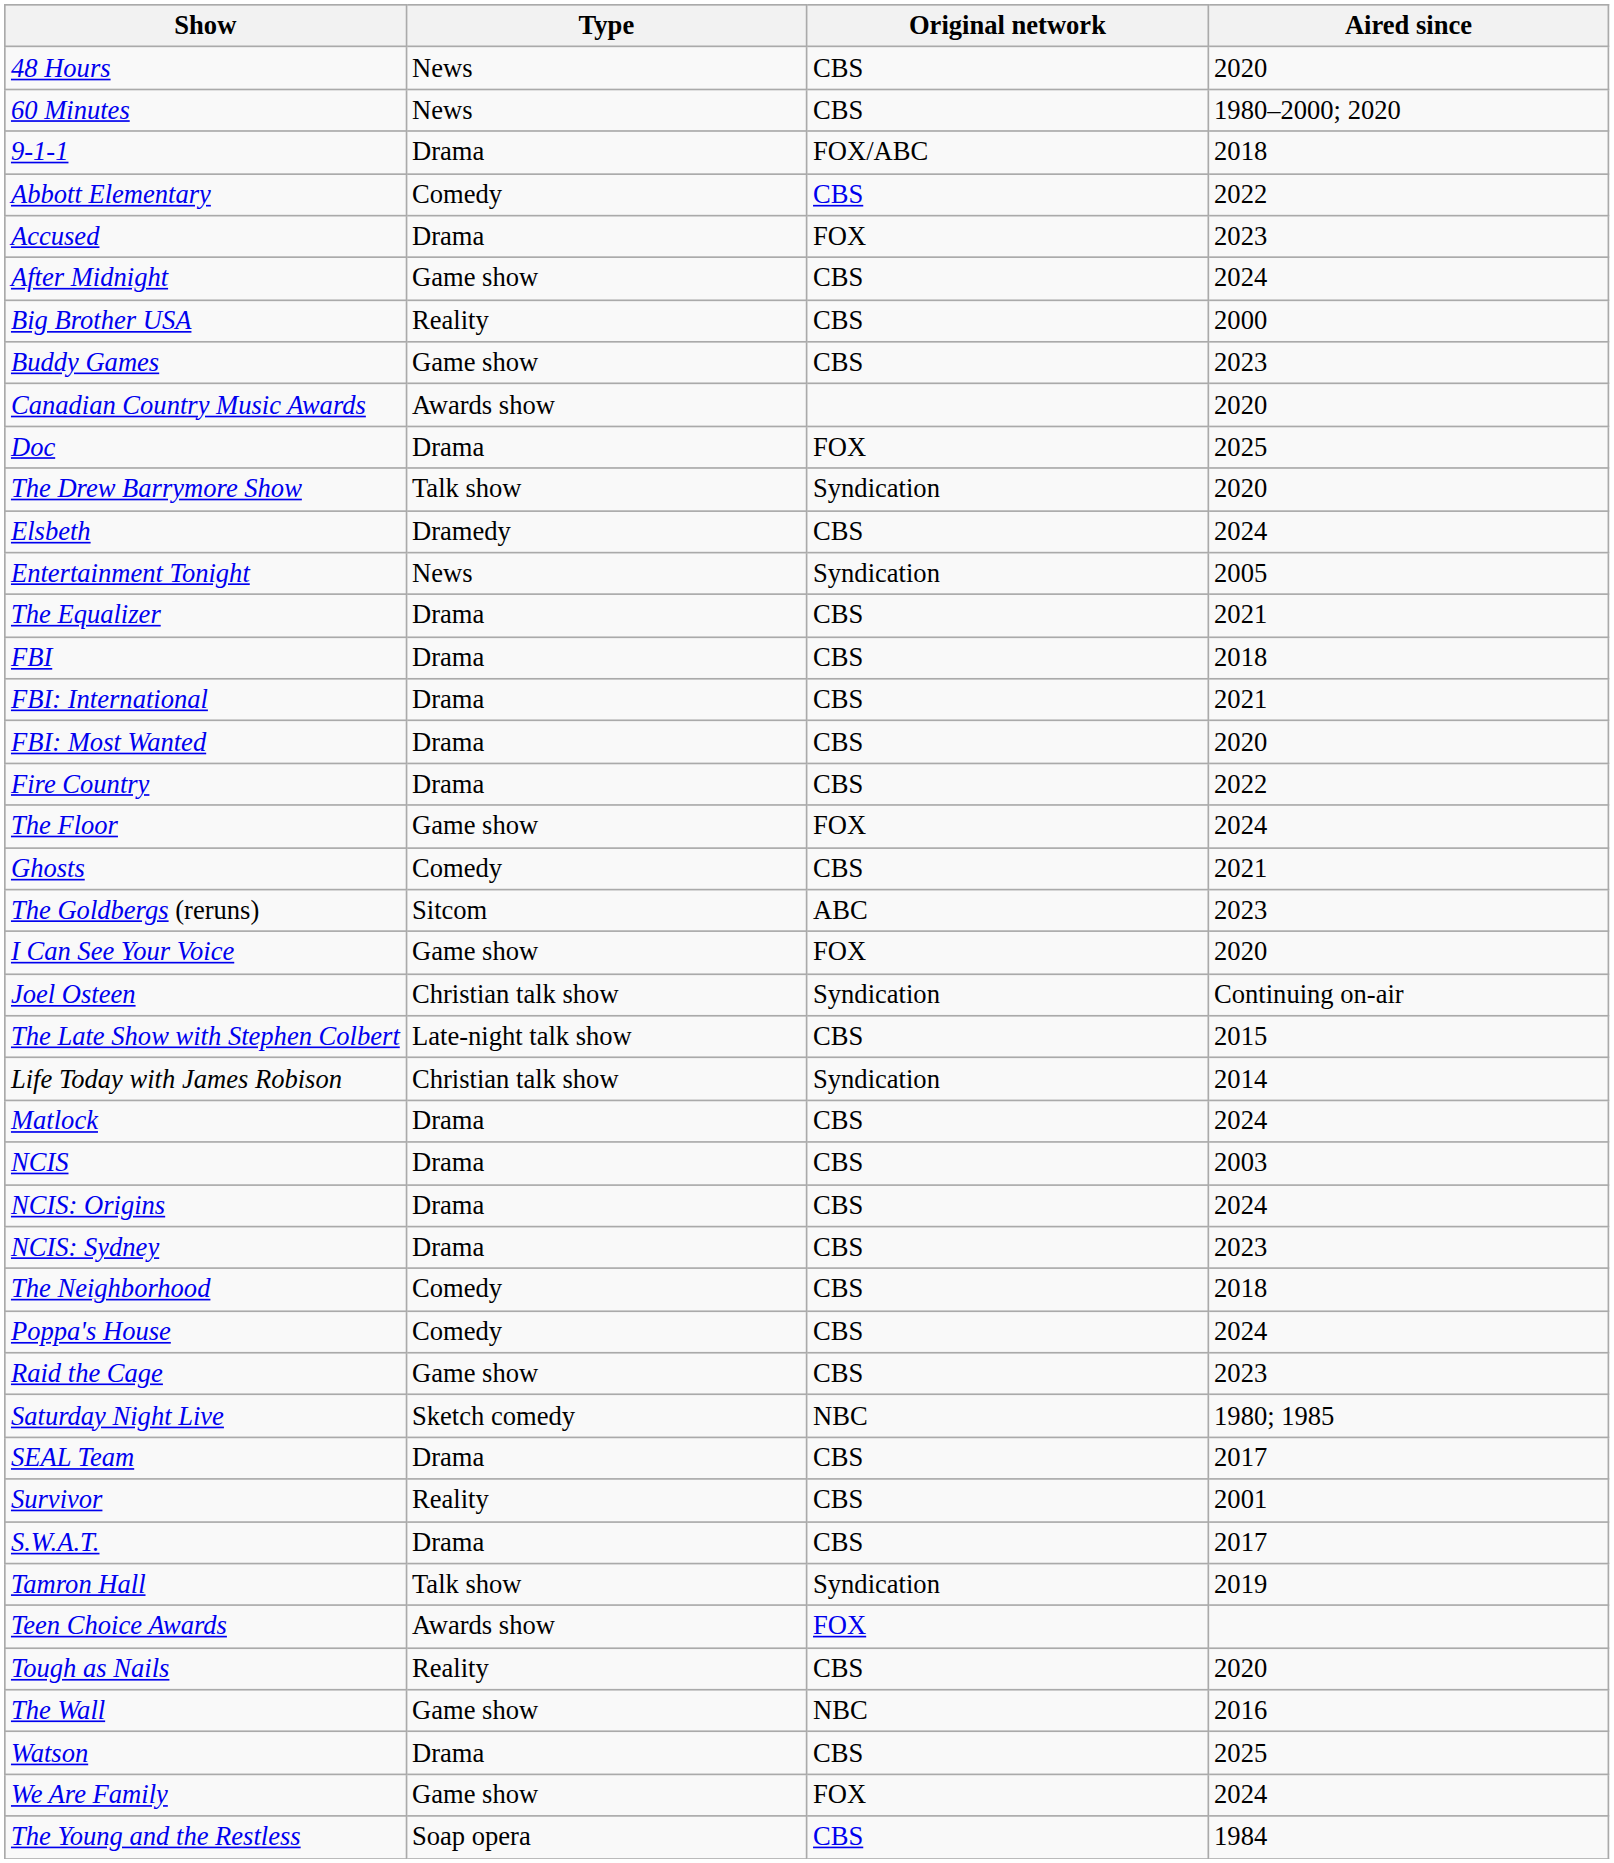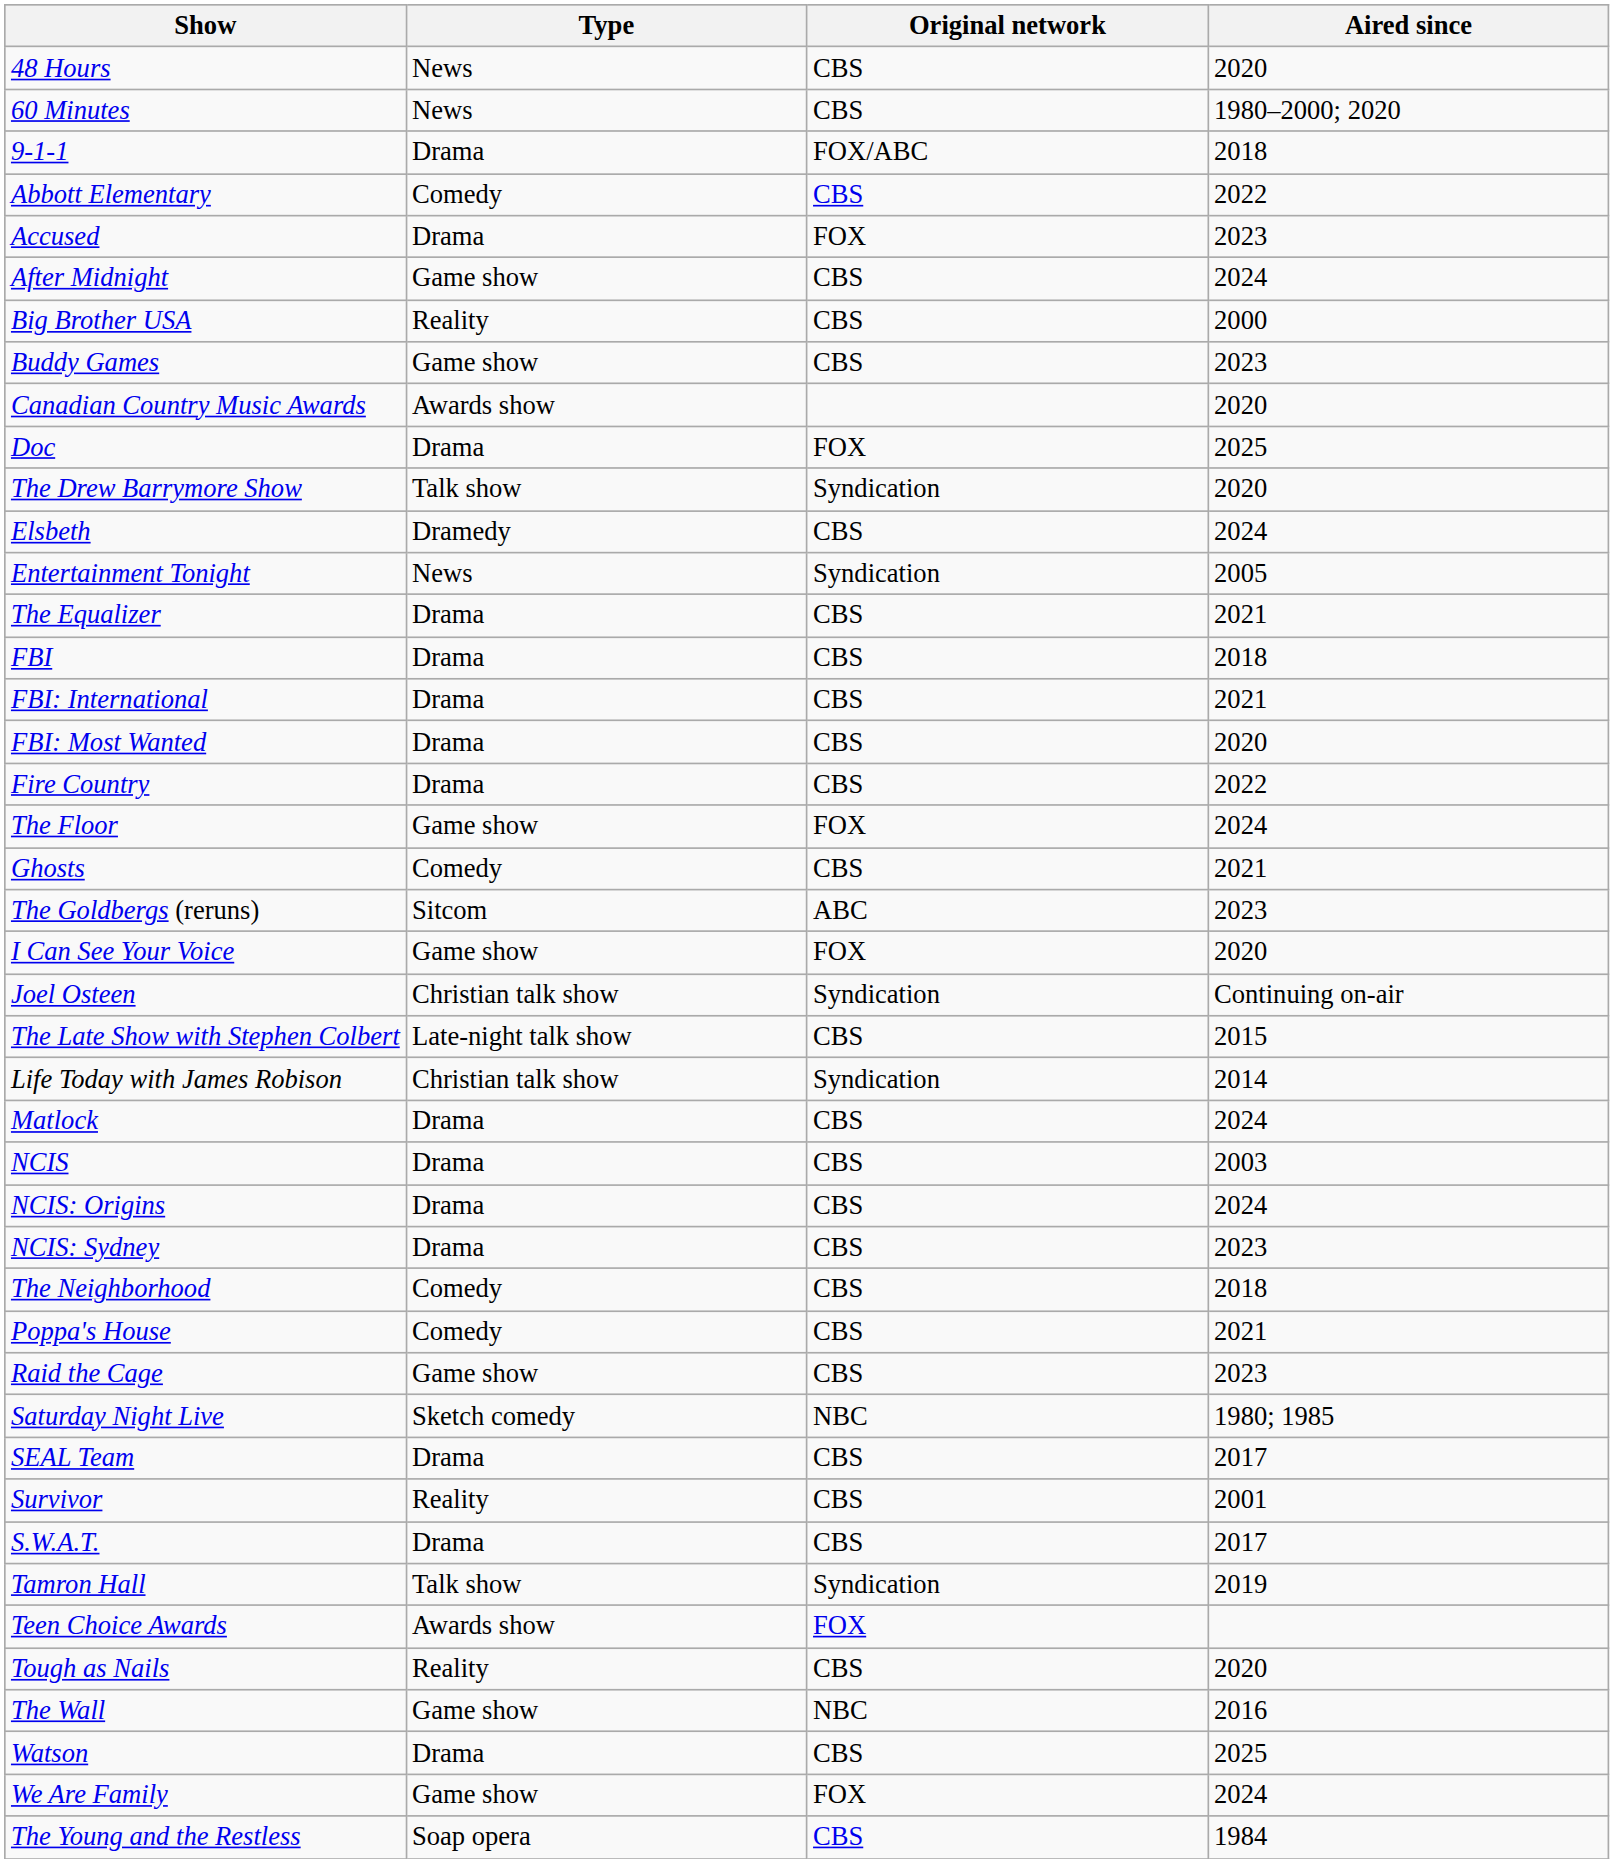(1241, 1331) 2024 -> (1241, 1331) 2021
